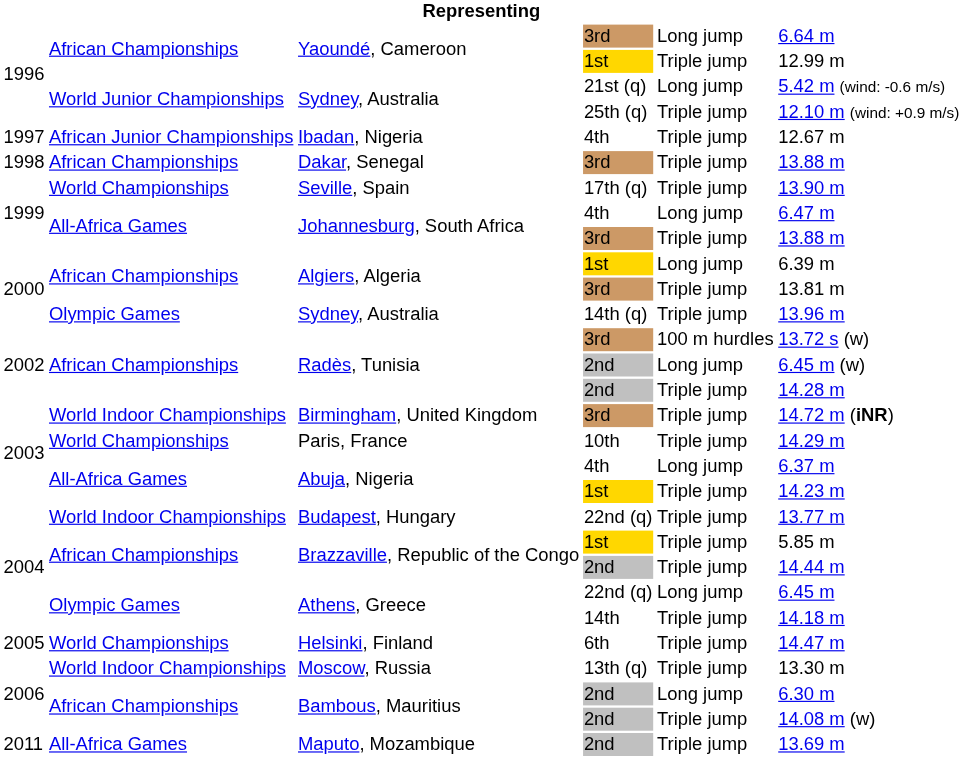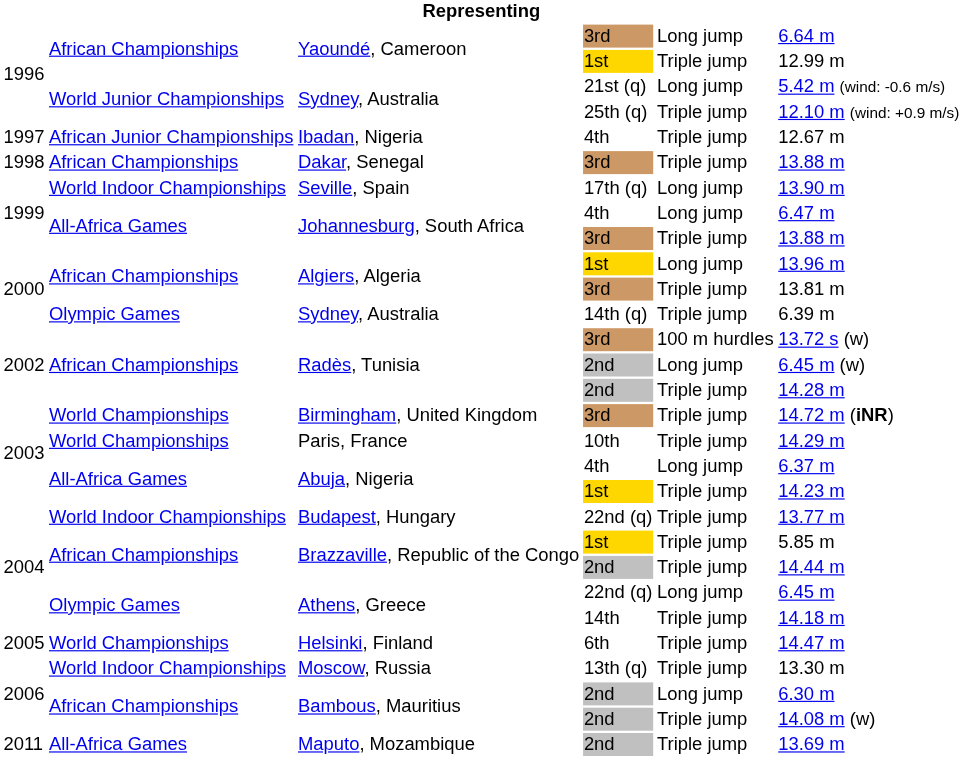(139, 187) World Championships -> (167, 187) World Indoor Championships
(702, 187) Triple jump -> (700, 187) Long jump
(806, 263) 6.39 m -> (811, 263) 13.96 m
(811, 314) 13.96 m -> (806, 314) 6.39 m
(167, 415) World Indoor Championships -> (139, 415) World Championships
